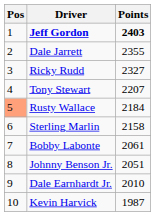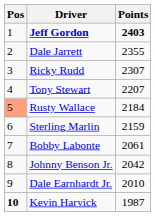(133, 70) 2327 -> (133, 70) 2307
(133, 126) 2158 -> (133, 126) 2159
(133, 164) 2051 -> (133, 164) 2042
(13, 202) normal -> (13, 202) bold
